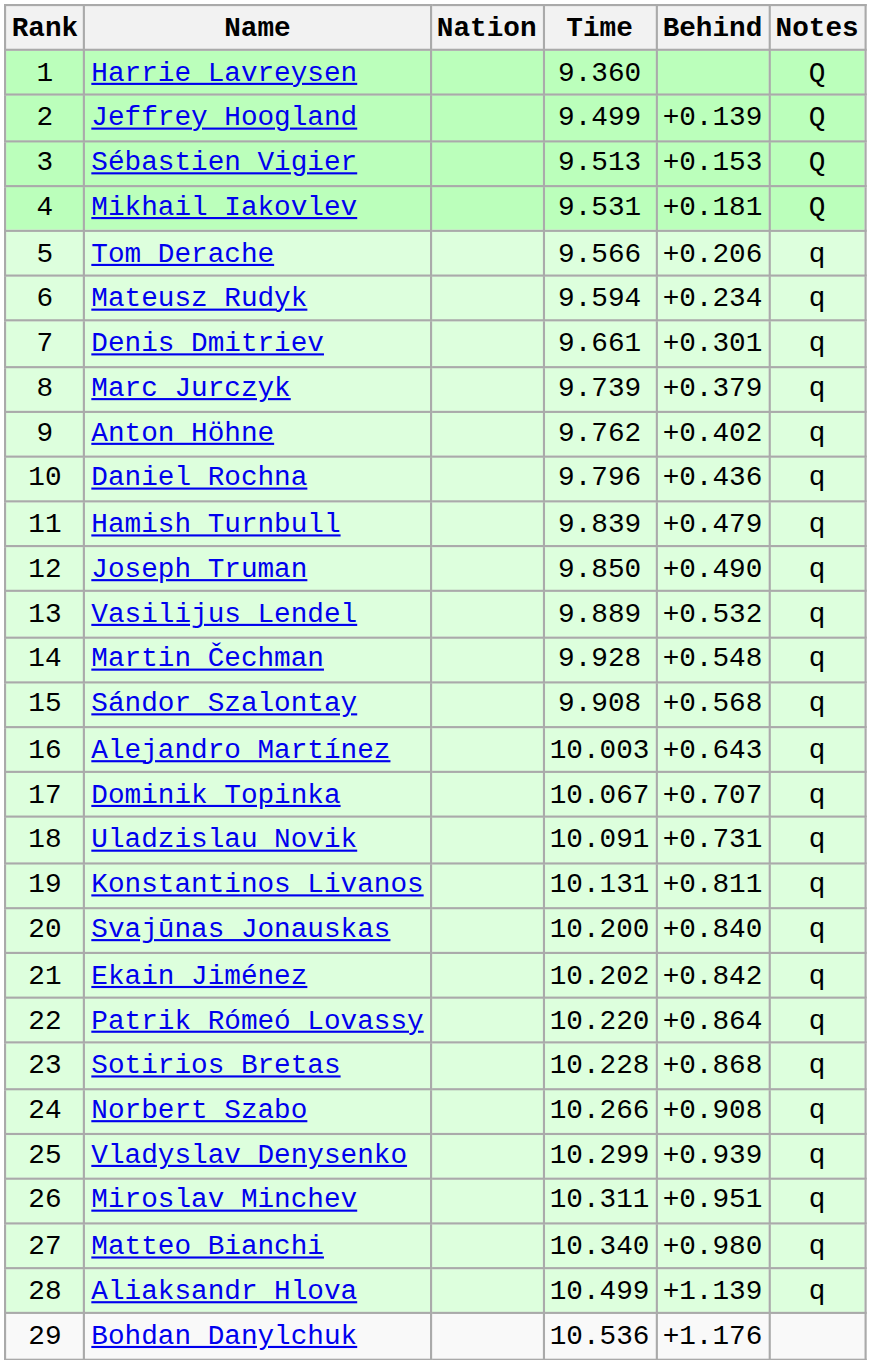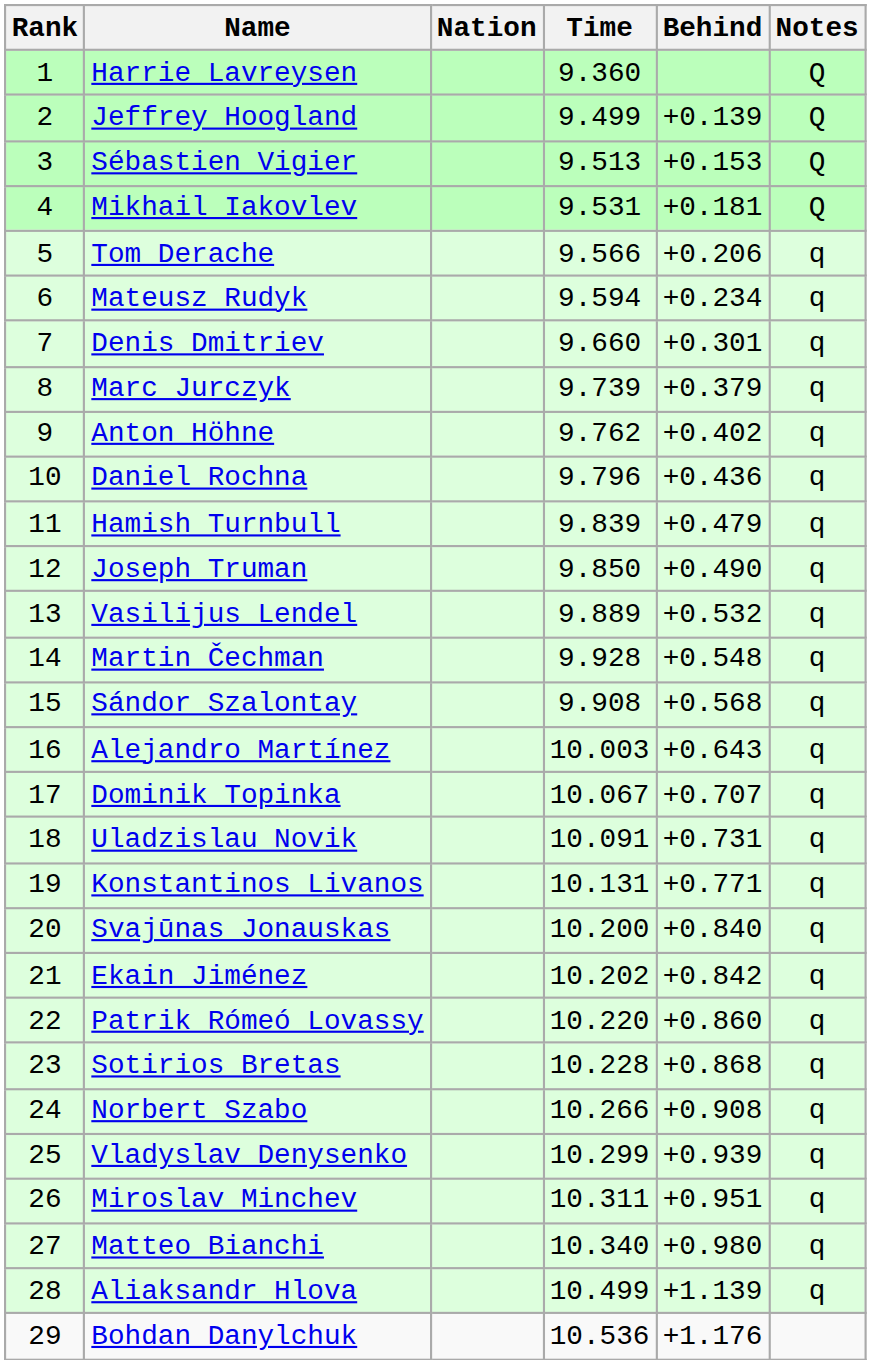(600, 344) 9.661 -> (600, 344) 9.660
(712, 885) +0.811 -> (712, 885) +0.771
(712, 1020) +0.864 -> (712, 1020) +0.860
